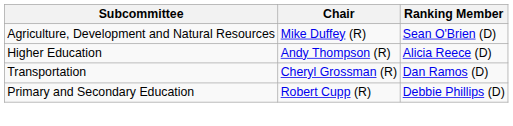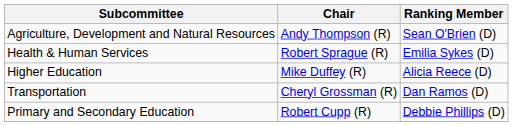(323, 33) Mike Duffey (R) -> (336, 33) Andy Thompson (R)
+ row: (78, 53)
(336, 53) Andy Thompson (R) -> (323, 72) Mike Duffey (R)
